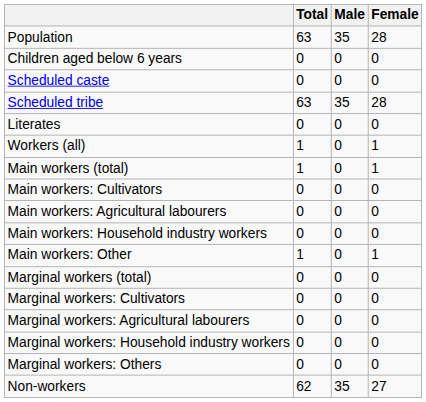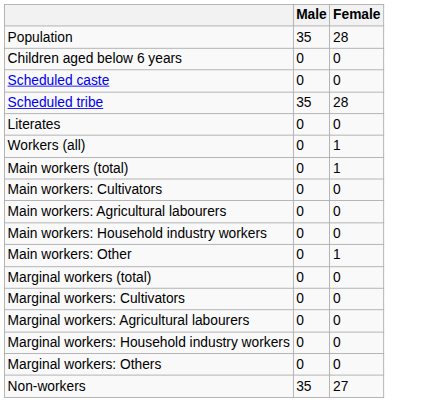- column: (312, 15)
